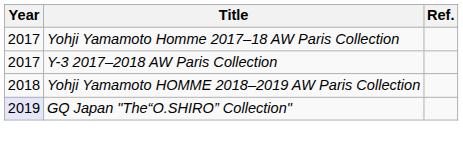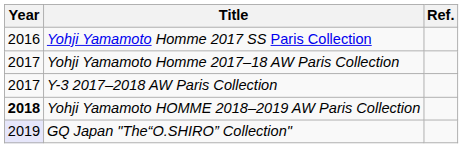+ row: (209, 39)
(24, 85) normal -> (24, 108) bold
